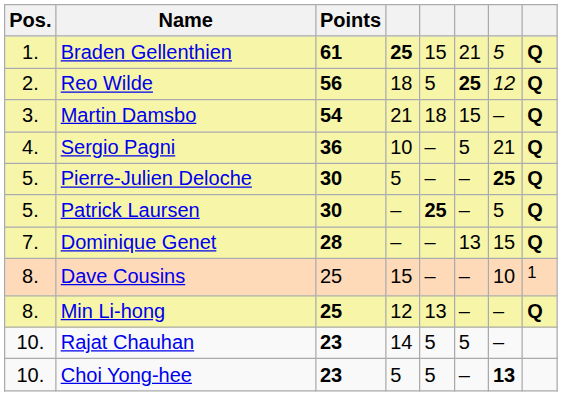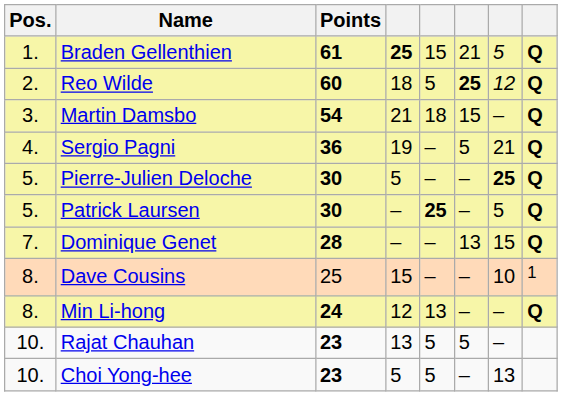(331, 83) 56 -> (331, 83) 60
(401, 147) 10 -> (401, 147) 19
(331, 311) 25 -> (331, 311) 24
(401, 342) 14 -> (401, 342) 13
(504, 374) bold -> (504, 374) normal
